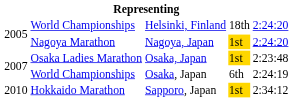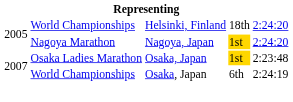- row: (78, 90)
